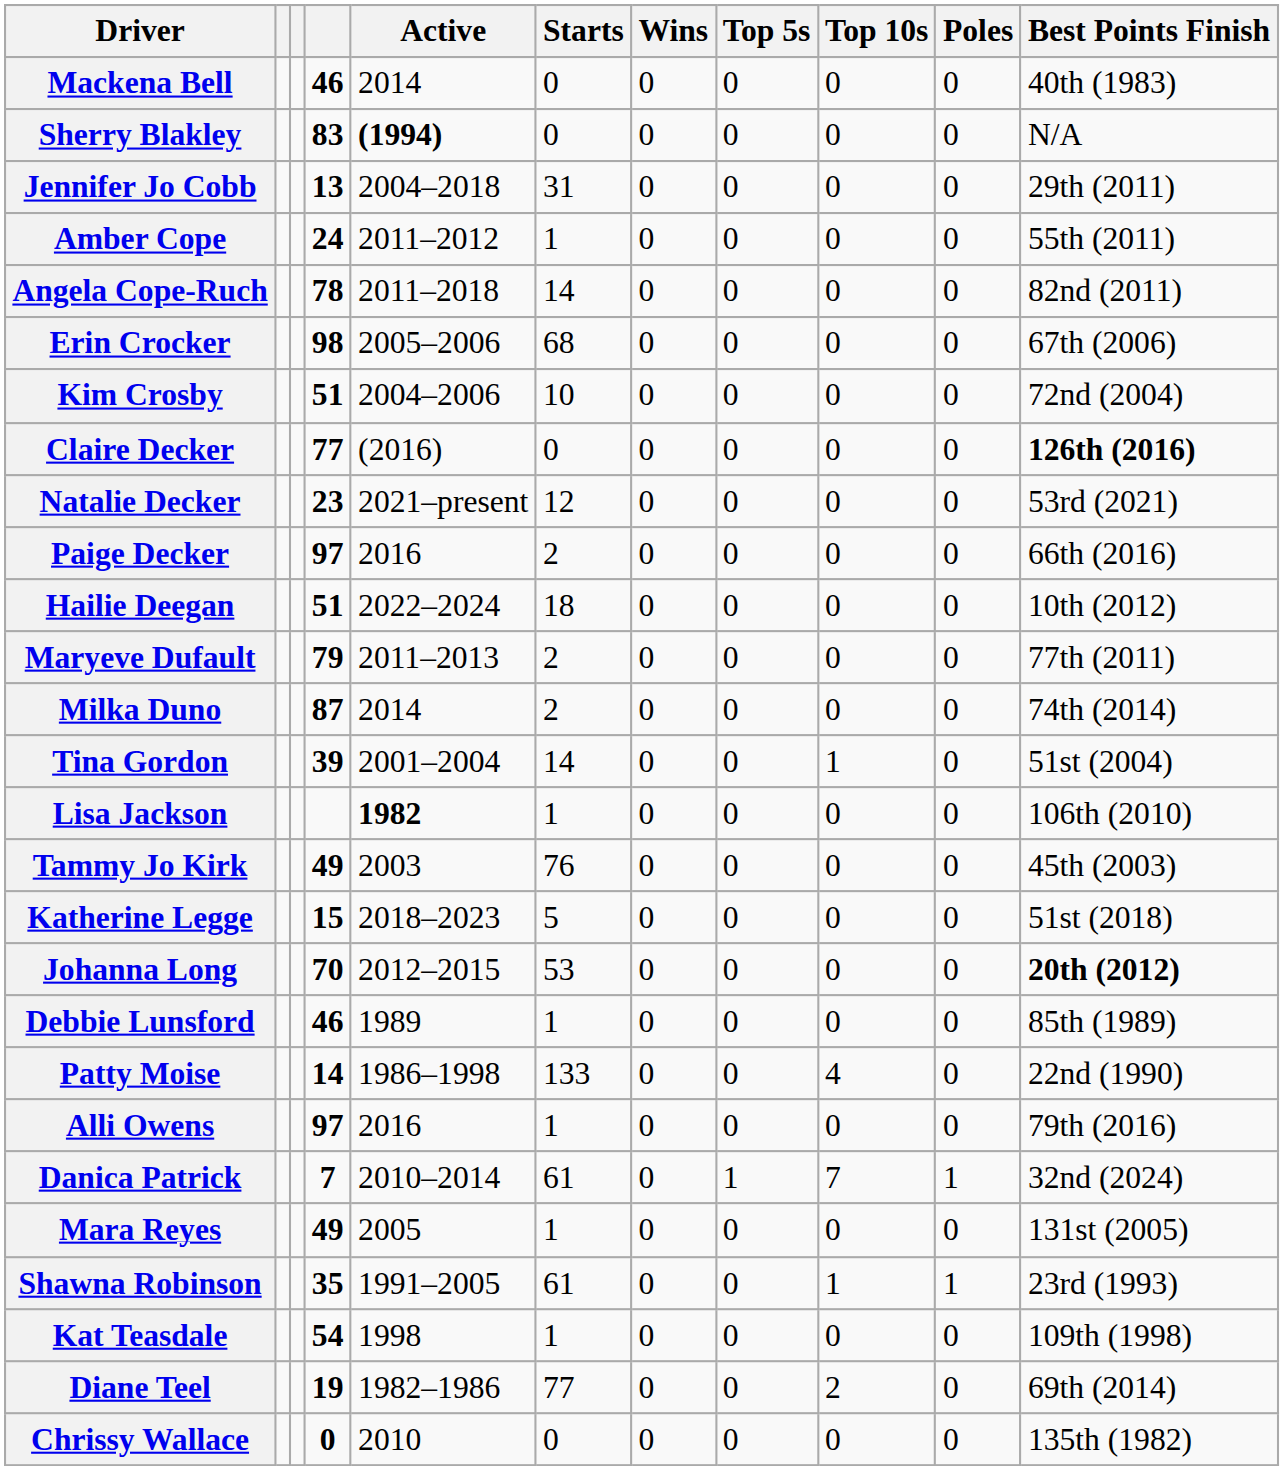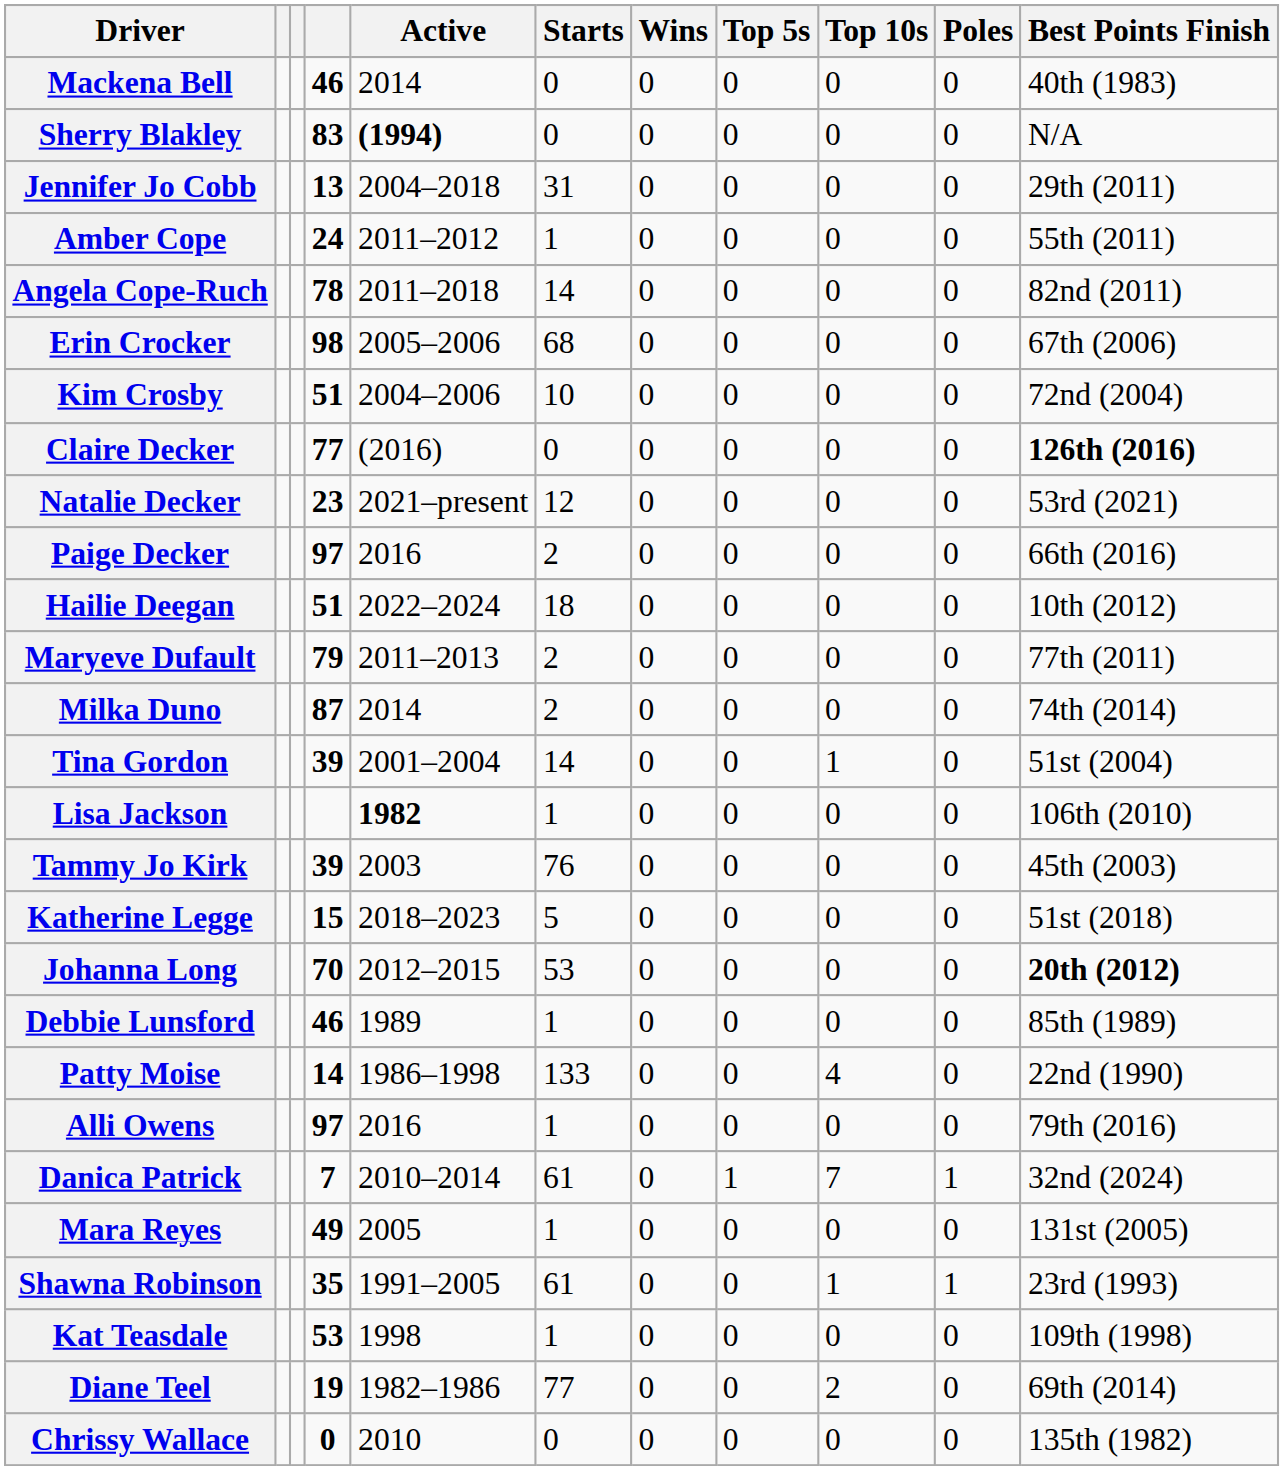(328, 864) 49 -> (328, 864) 39
(328, 1334) 54 -> (328, 1334) 53
